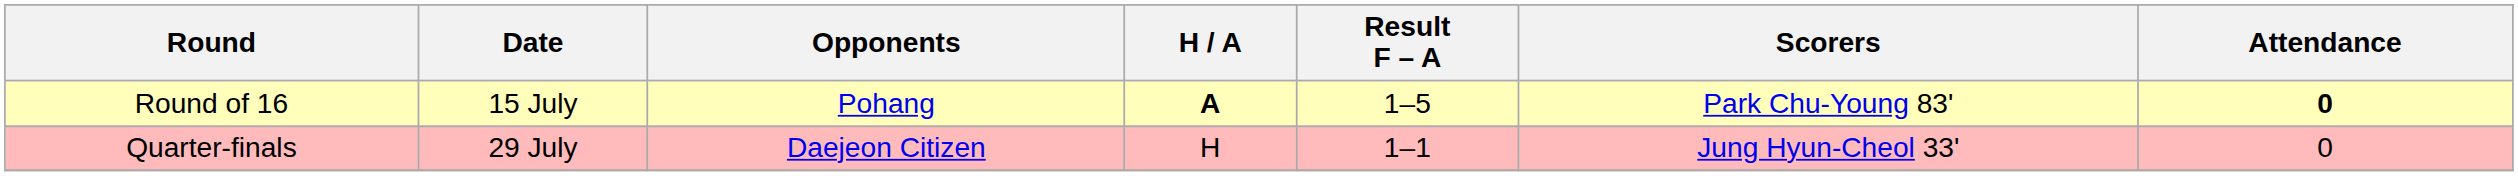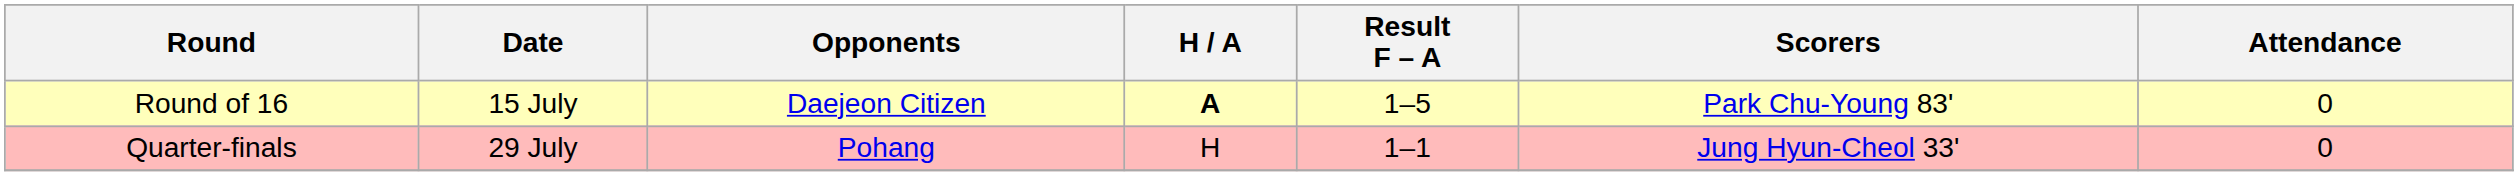(886, 103) Pohang -> (886, 103) Daejeon Citizen
(2325, 103) bold -> (2325, 103) normal
(886, 147) Daejeon Citizen -> (886, 147) Pohang
